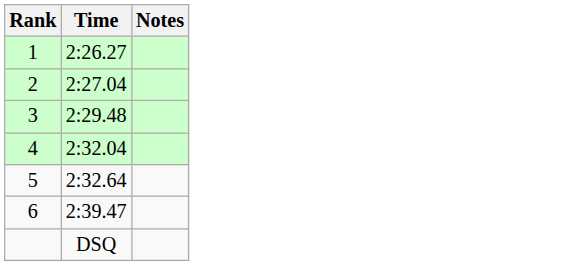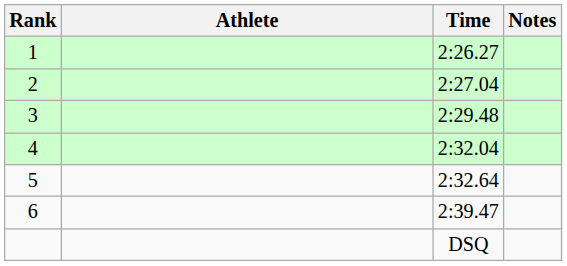+ column: (247, 20)
